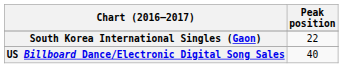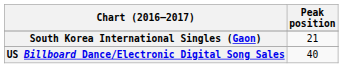(312, 39) 22 -> (312, 39) 21
